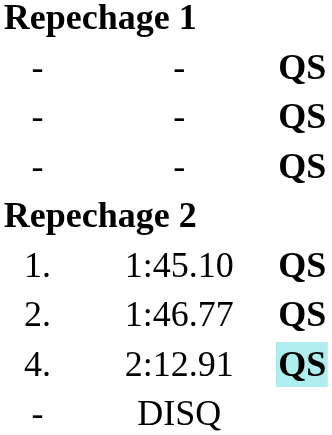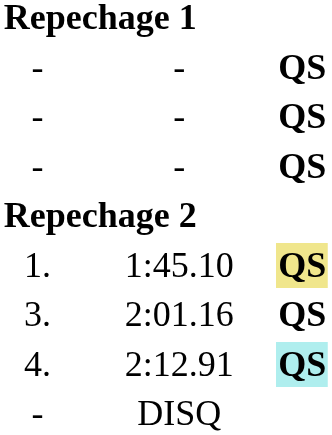(302, 264) no background -> (302, 264) khaki background
- row: (38, 314)
+ row: (38, 314)
